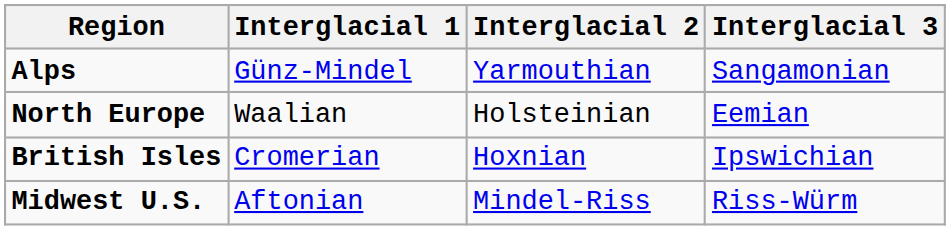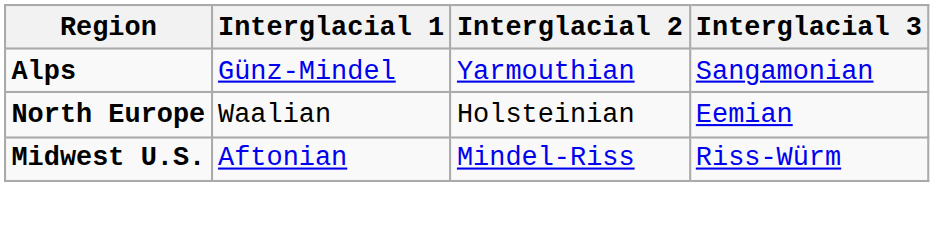- row: (116, 159)
